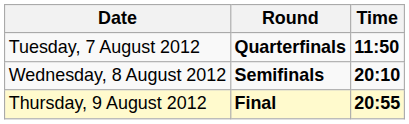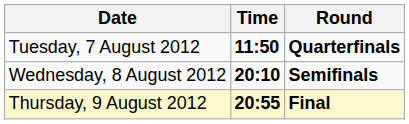columns swapped: (377, 18) <-> (290, 18)
